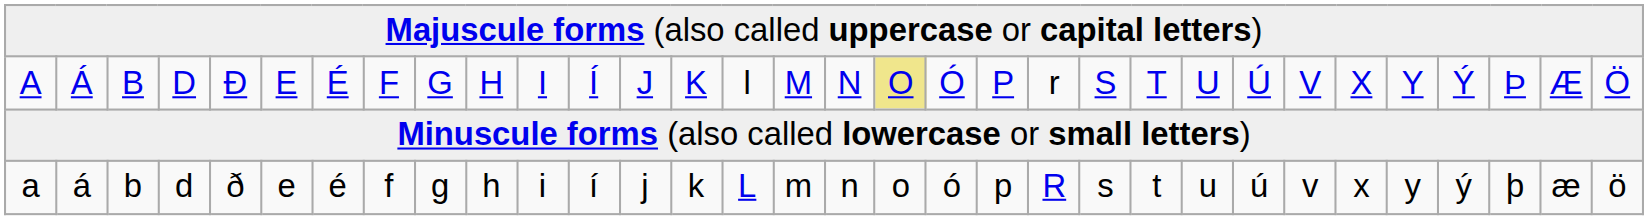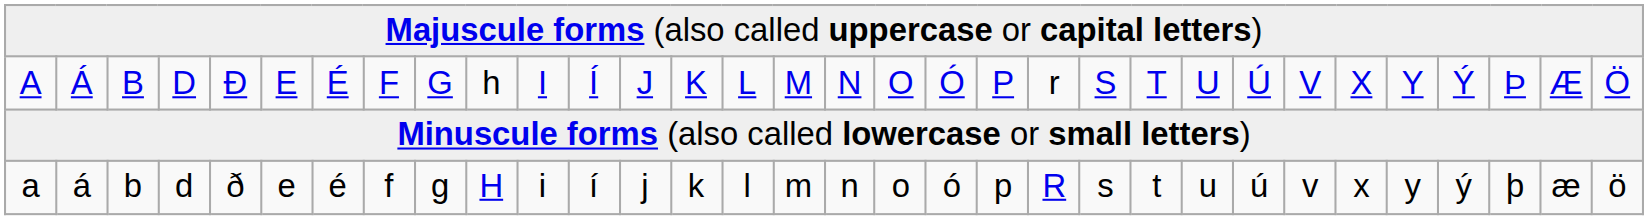(491, 82) H -> (491, 82) h
(747, 82) l -> (747, 82) L
(901, 82) khaki background -> (901, 82) no background
(491, 186) h -> (491, 186) H
(747, 186) L -> (747, 186) l
